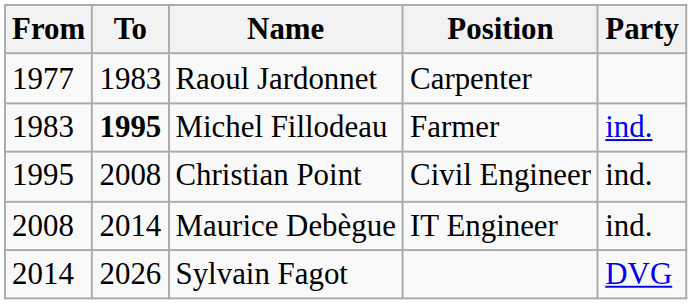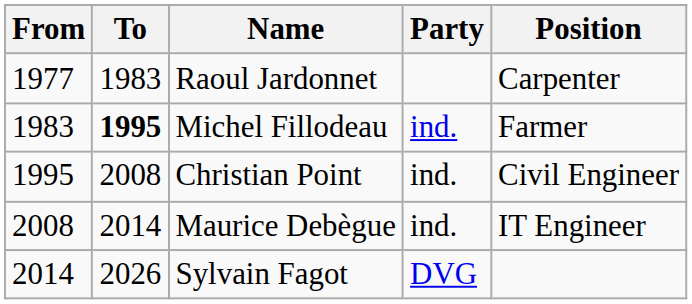columns swapped: (642, 28) <-> (501, 28)
